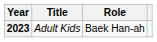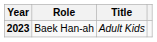columns swapped: (57, 12) <-> (115, 12)
